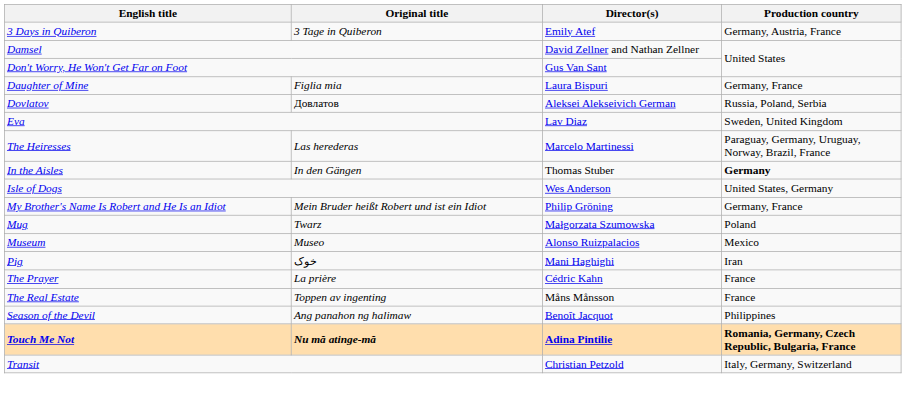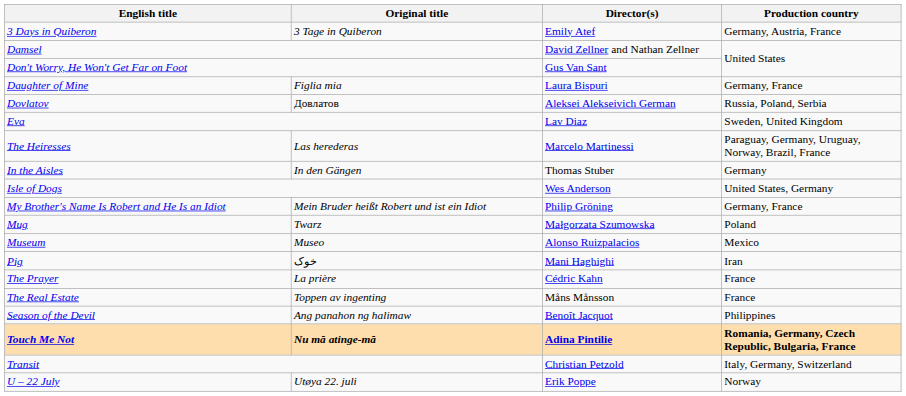(747, 170) bold -> (745, 170) normal
+ row: (33, 382)
